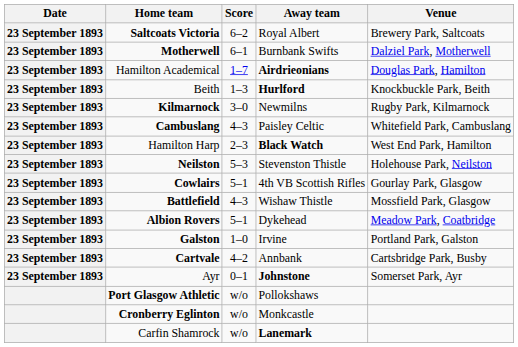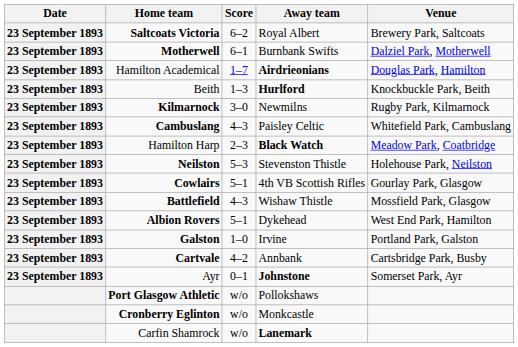(431, 145) West End Park, Hamilton -> (433, 145) Meadow Park, Coatbridge
(433, 220) Meadow Park, Coatbridge -> (431, 220) West End Park, Hamilton
